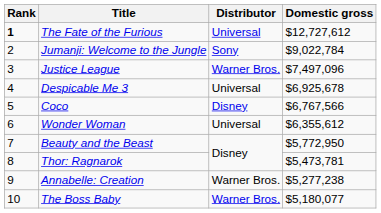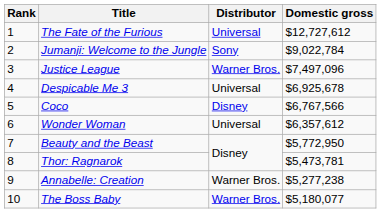(10, 32) bold -> (10, 32) normal
(315, 124) $6,355,612 -> (315, 124) $6,357,612
